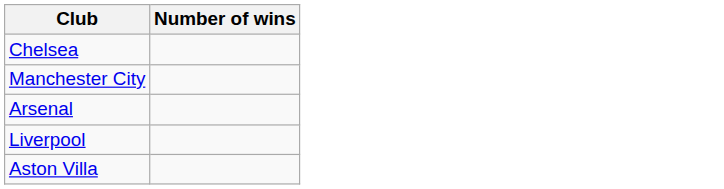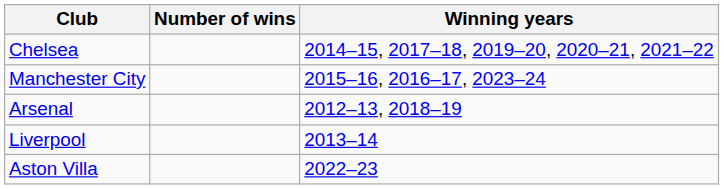+ column: (509, 19)
